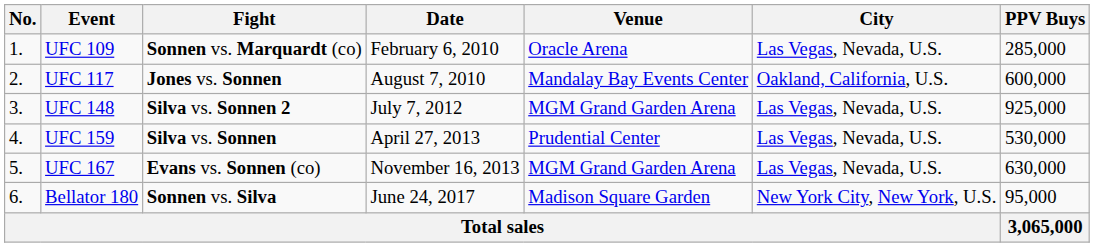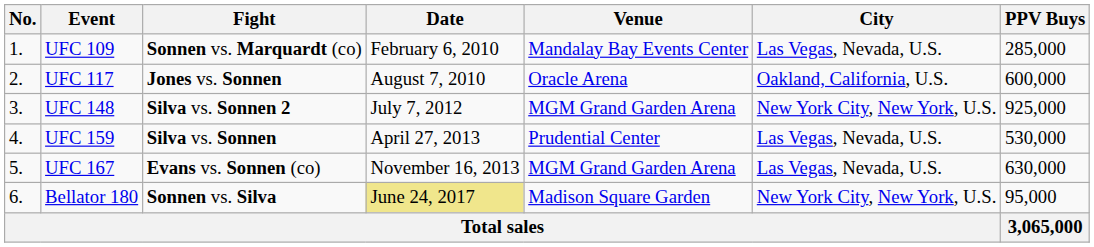(578, 49) Oracle Arena -> (638, 49) Mandalay Bay Events Center
(638, 78) Mandalay Bay Events Center -> (578, 78) Oracle Arena
(849, 108) Las Vegas, Nevada, U.S. -> (877, 108) New York City, New York, U.S.
(423, 197) no background -> (423, 197) khaki background
